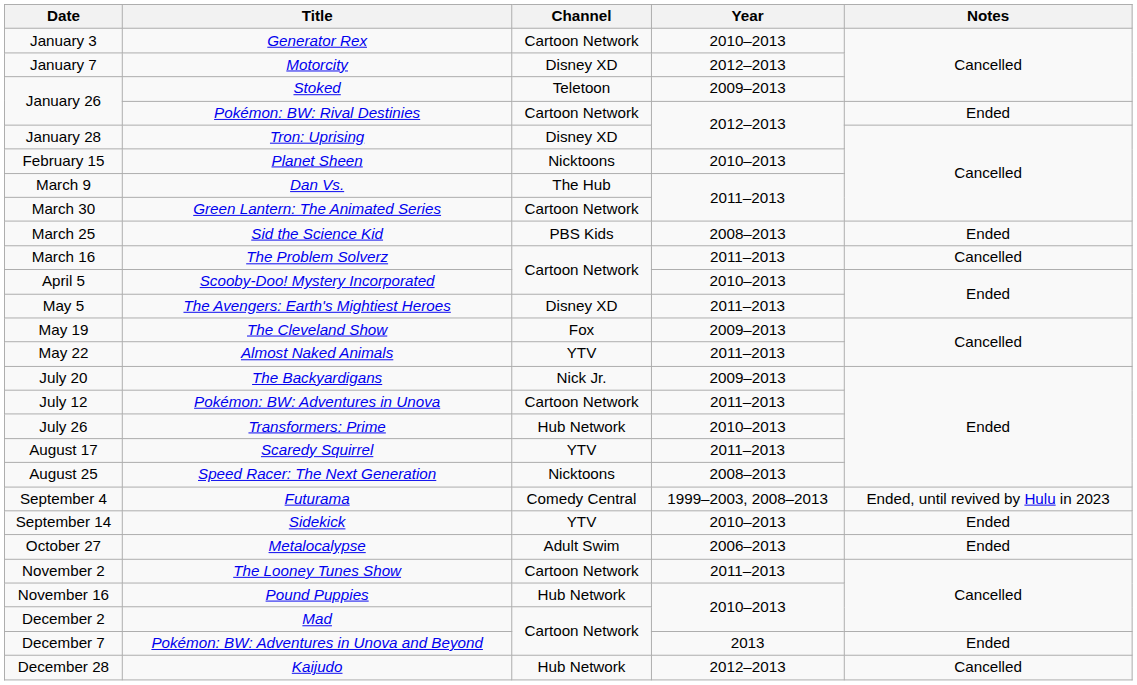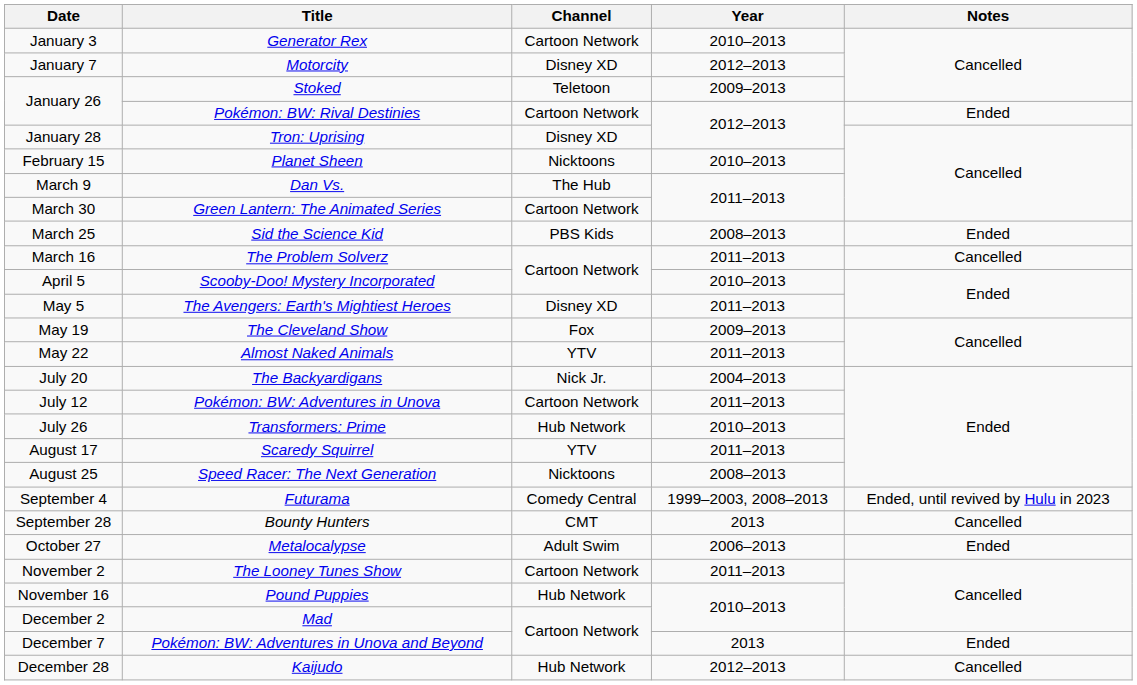(748, 378) 2009–2013 -> (748, 378) 2004–2013
- row: (317, 522)
+ row: (317, 522)
